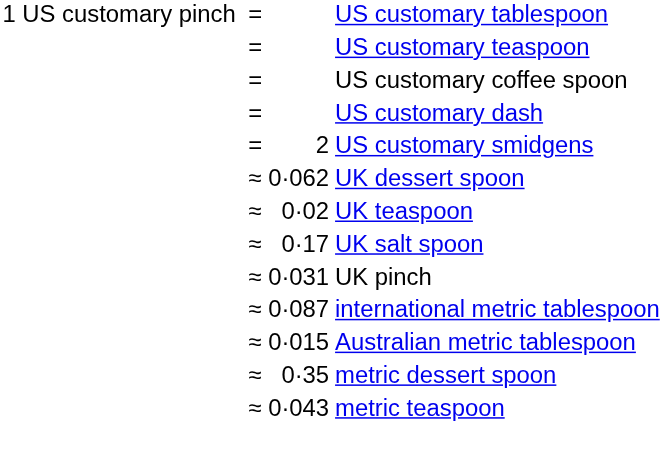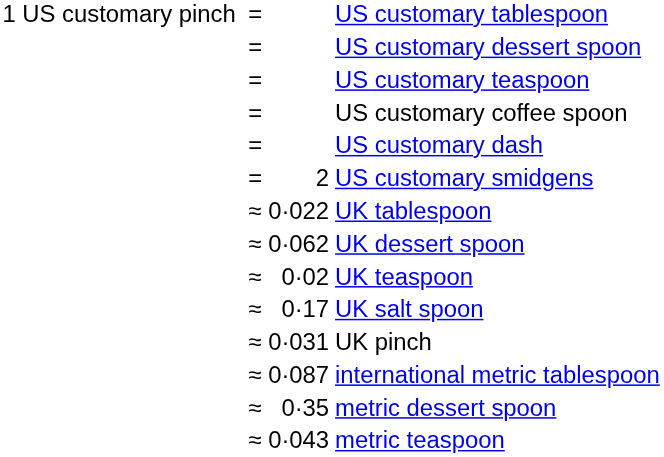+ row: (488, 47)
+ row: (413, 211)
- row: (485, 342)
